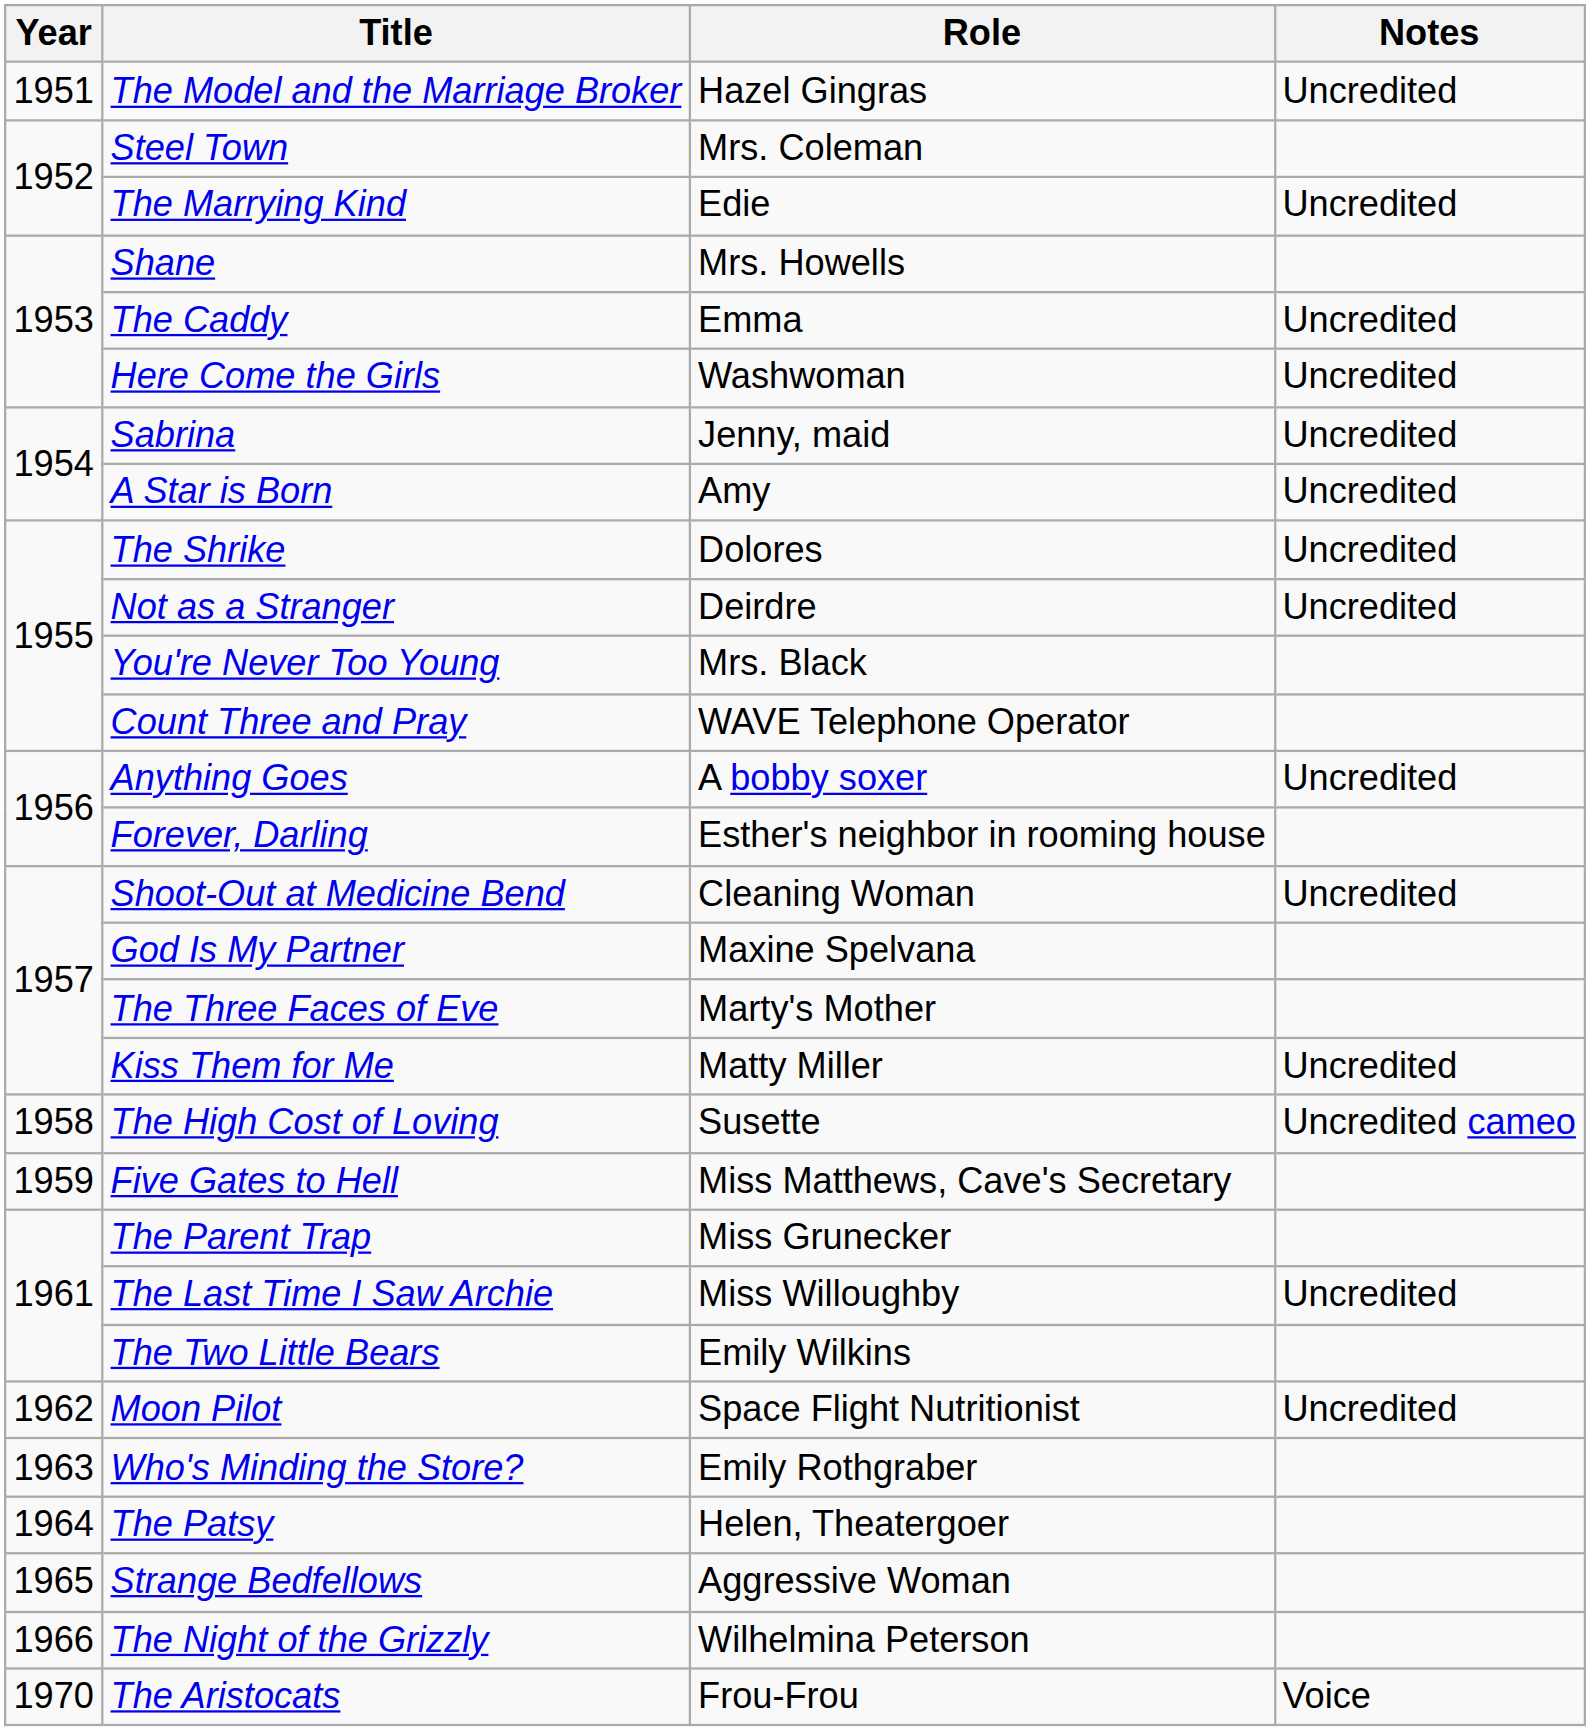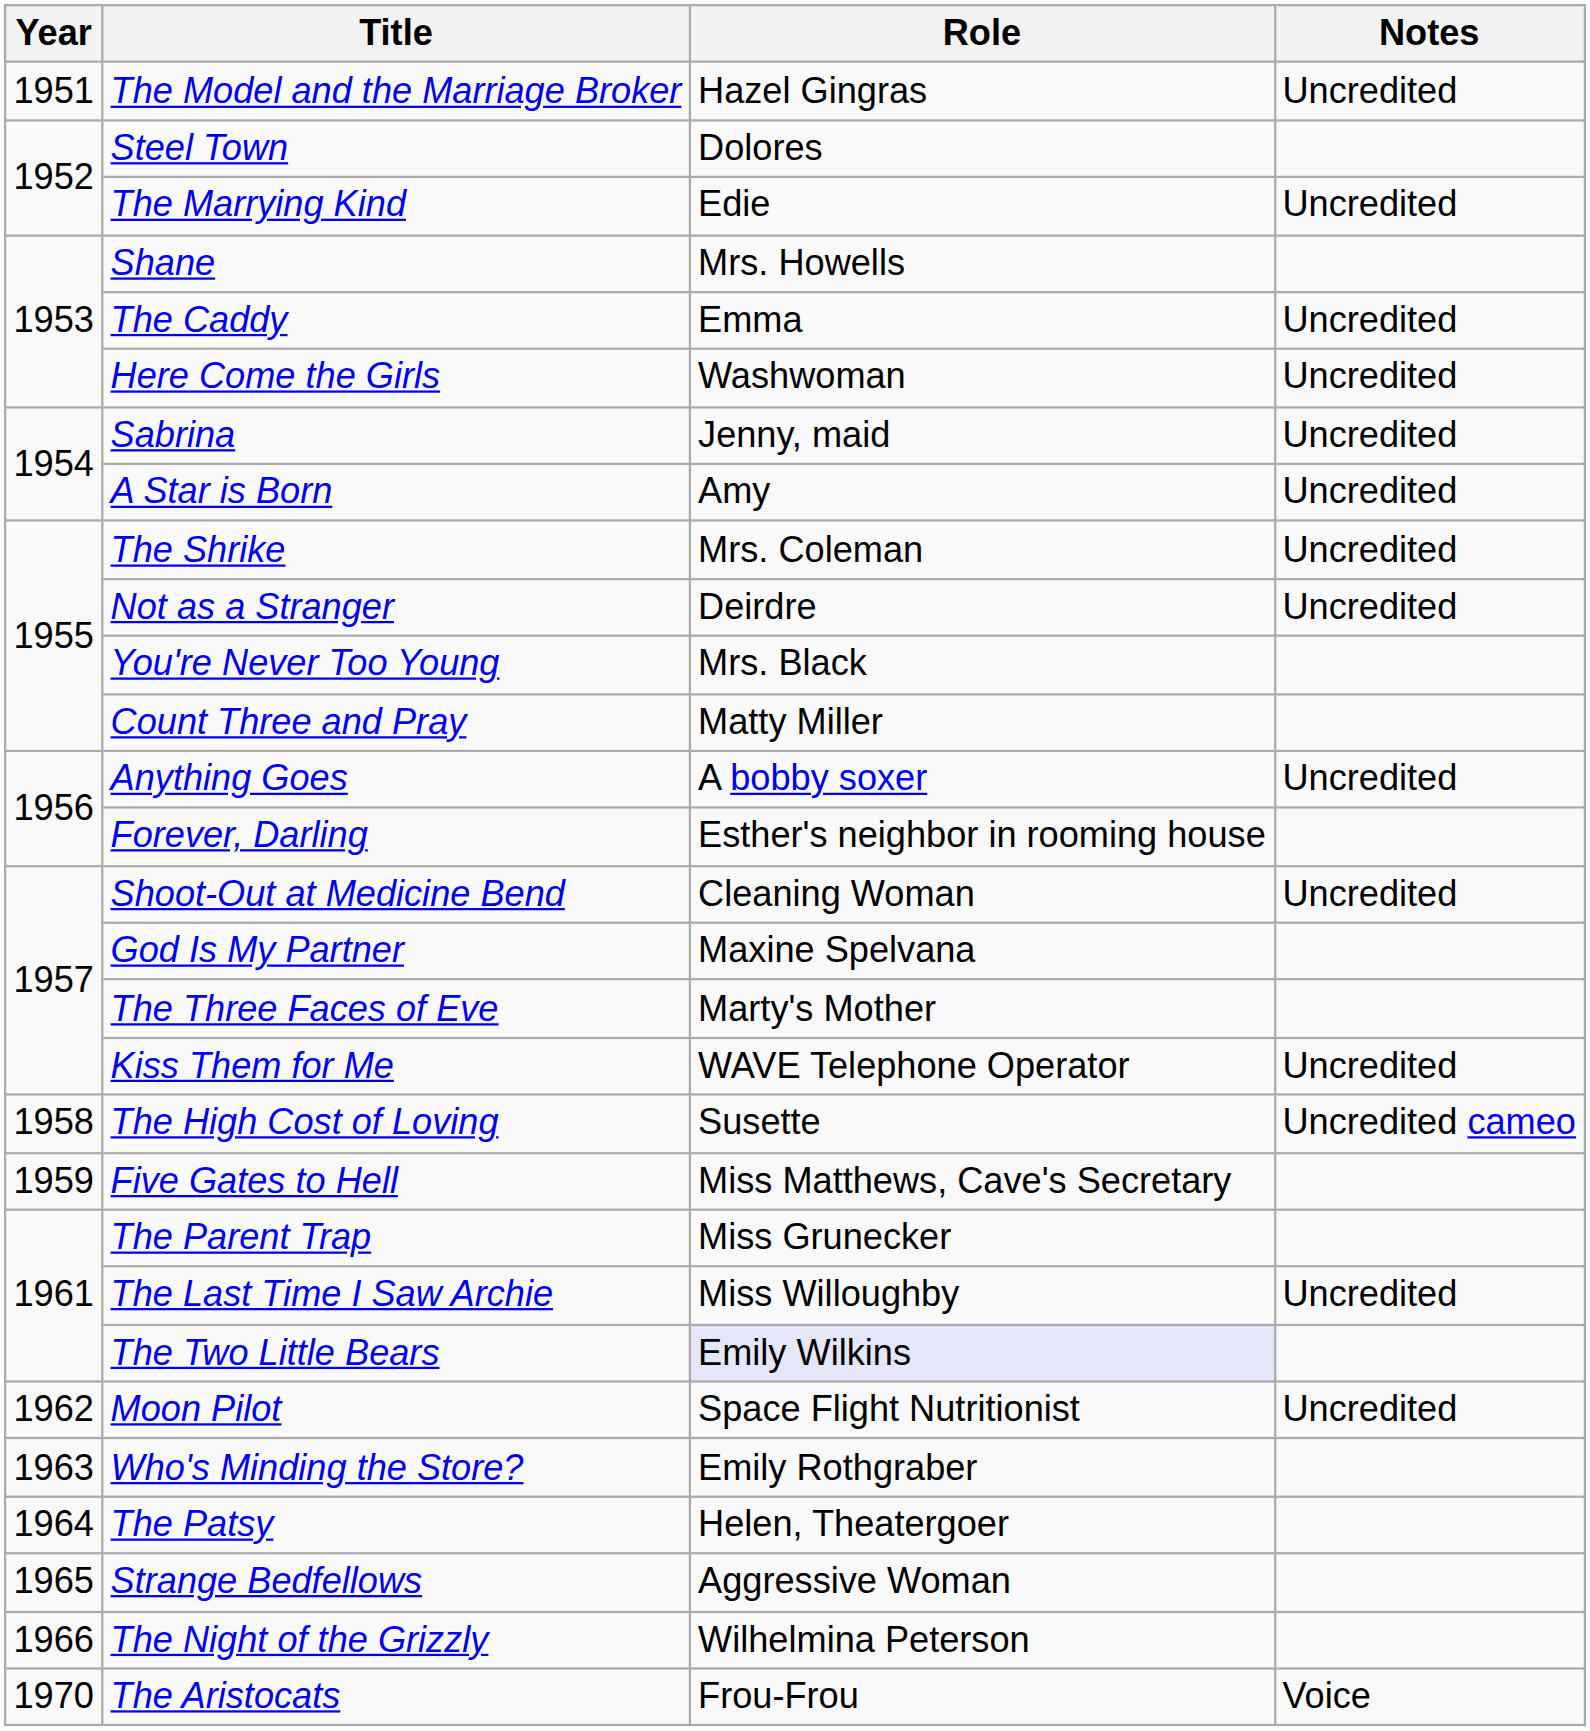(811, 147) Mrs. Coleman -> (760, 147) Dolores
(760, 549) Dolores -> (811, 549) Mrs. Coleman
(914, 721) WAVE Telephone Operator -> (790, 721) Matty Miller
(790, 1065) Matty Miller -> (914, 1065) WAVE Telephone Operator
(805, 1352) no background -> (805, 1352) lavender background
